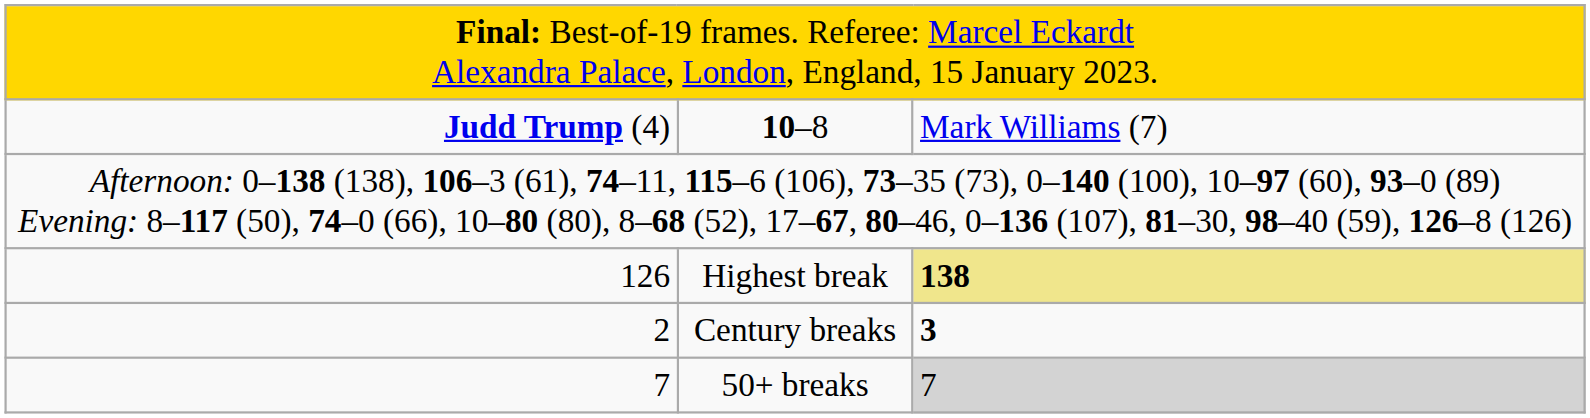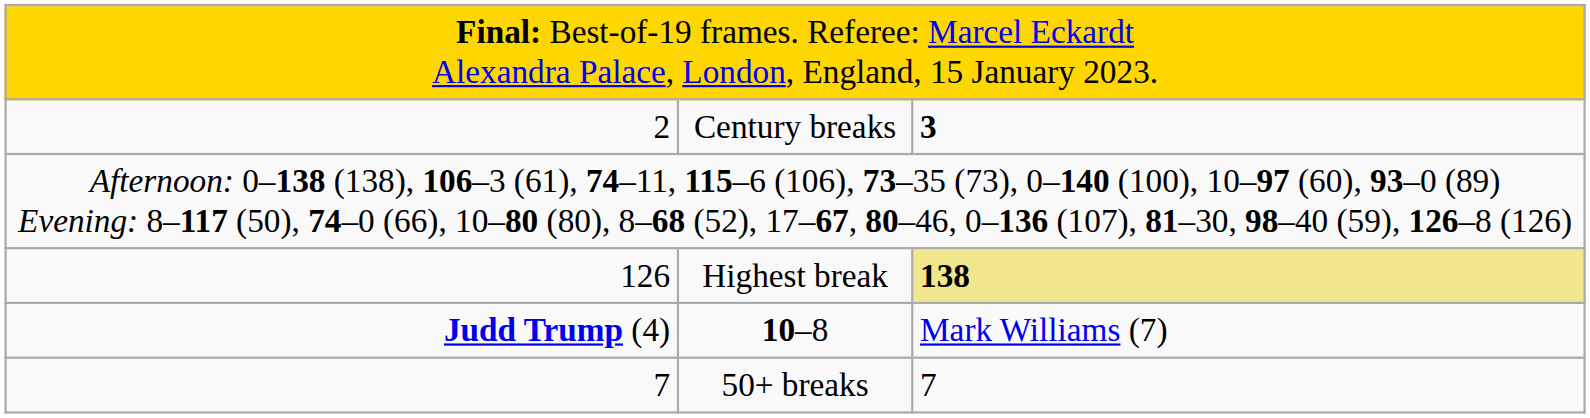rows swapped: (795, 126) <-> (795, 330)
(928, 385) lightgrey background -> (928, 385) no background
